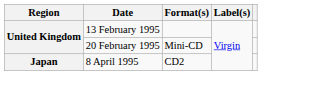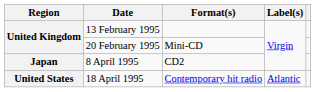+ row: (115, 78)
